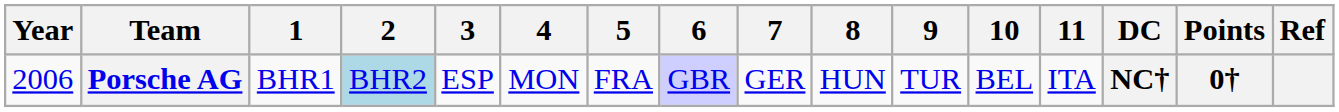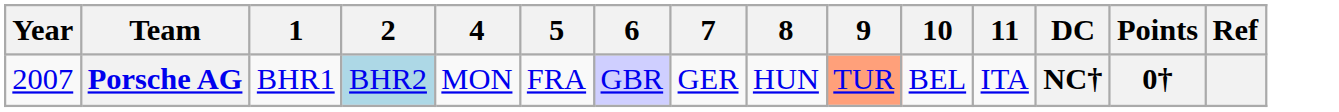- column: (468, 29)
(43, 79) 2006 -> (43, 79) 2007
(931, 79) no background -> (864, 79) lightsalmon background
